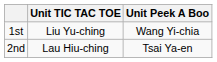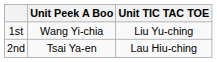columns swapped: (75, 13) <-> (168, 13)
